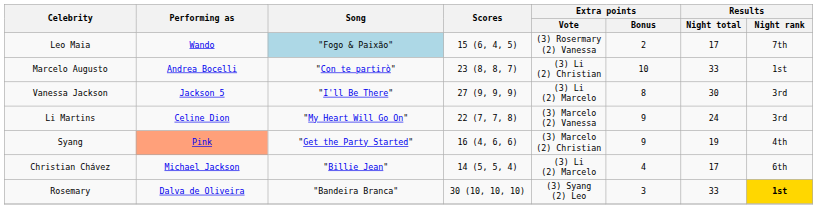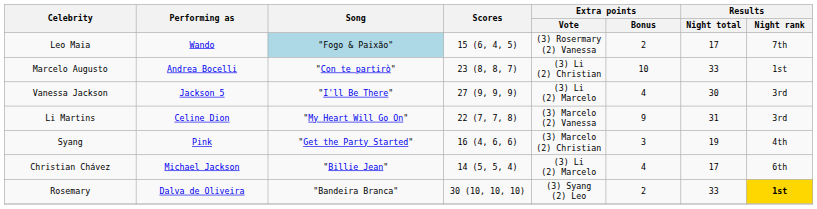(643, 93) 8 -> (643, 93) 4
(714, 118) 24 -> (714, 118) 31
(202, 142) lightsalmon background -> (202, 142) no background
(643, 142) 9 -> (643, 142) 3
(643, 191) 3 -> (643, 191) 2
